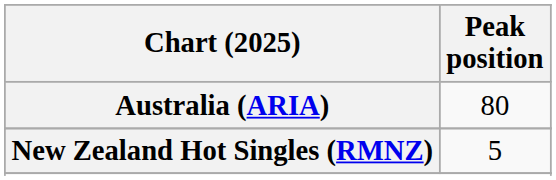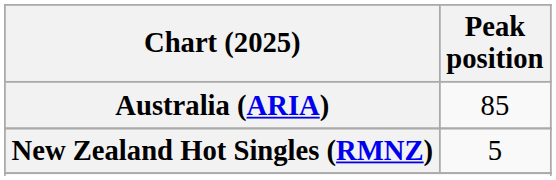(495, 104) 80 -> (495, 104) 85
